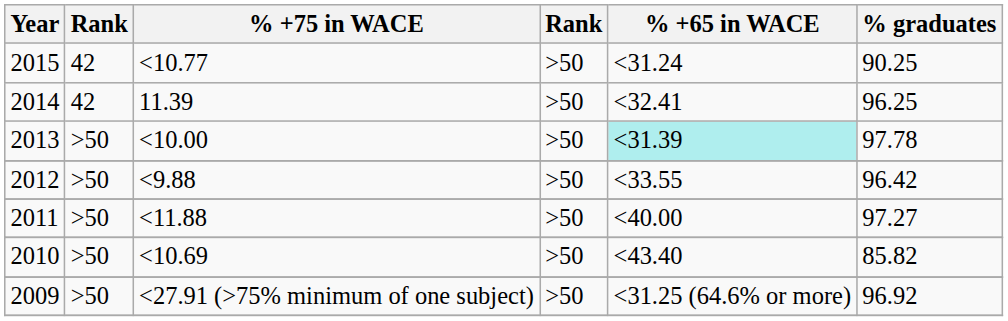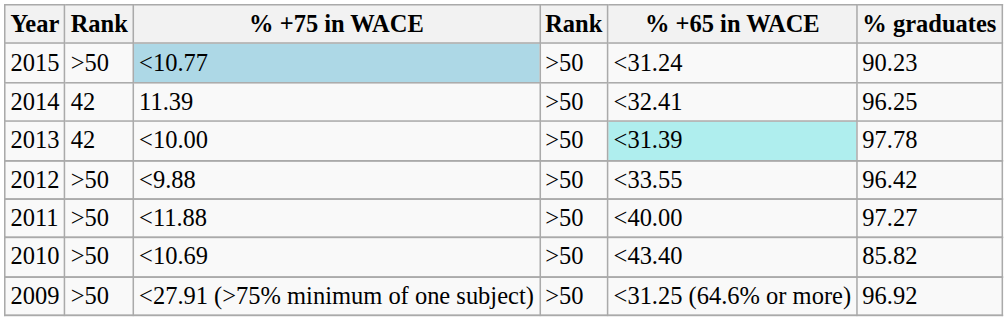(83, 62) 42 -> (90, 62) >50
(174, 62) no background -> (174, 62) lightblue background
(890, 62) 90.25 -> (890, 62) 90.23
(90, 140) >50 -> (83, 140) 42
